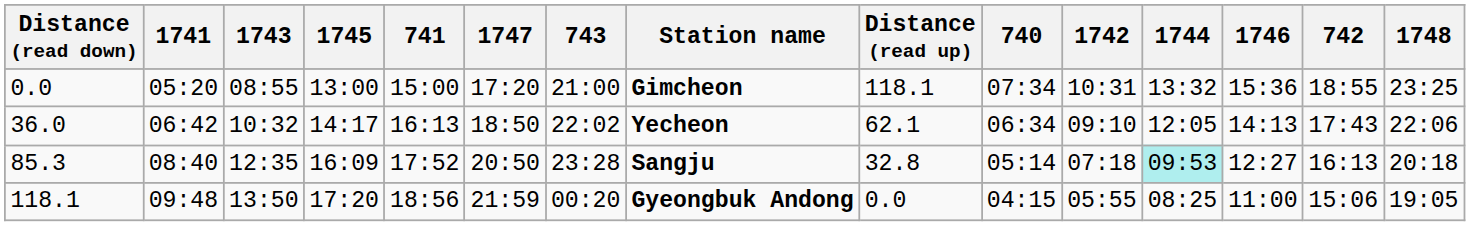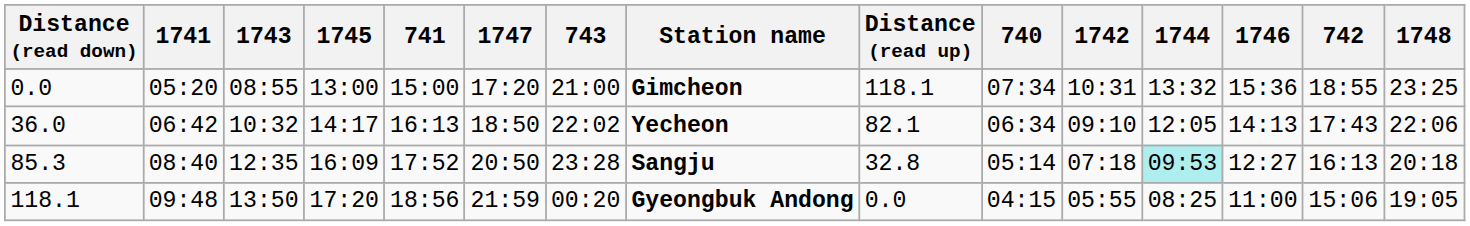(892, 126) 62.1 -> (892, 126) 82.1
